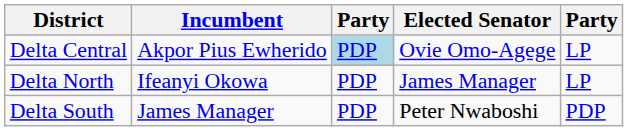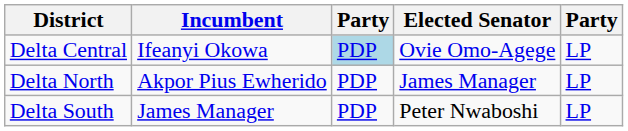(232, 50) Akpor Pius Ewherido -> (202, 50) Ifeanyi Okowa
(202, 80) Ifeanyi Okowa -> (232, 80) Akpor Pius Ewherido
(586, 110) PDP -> (578, 110) LP
